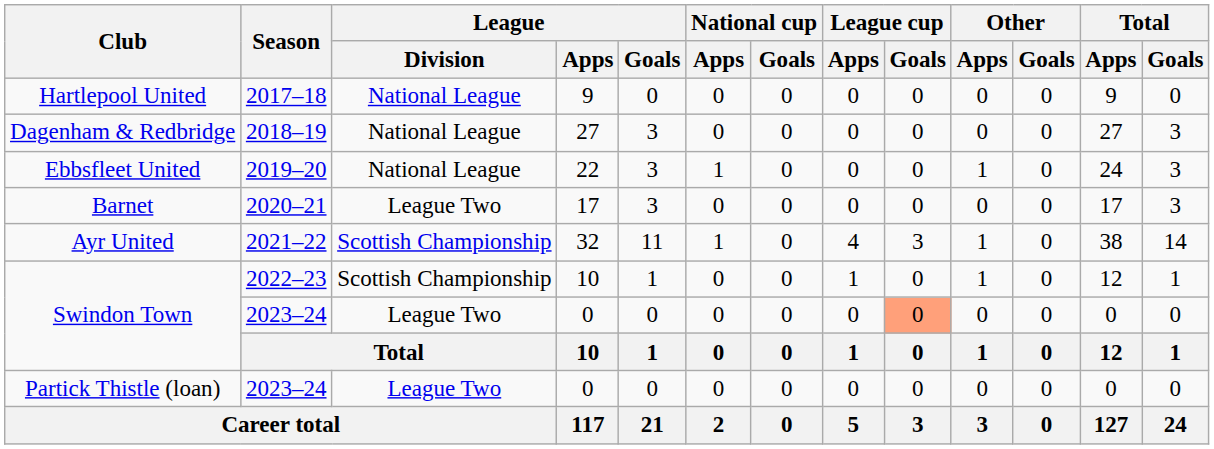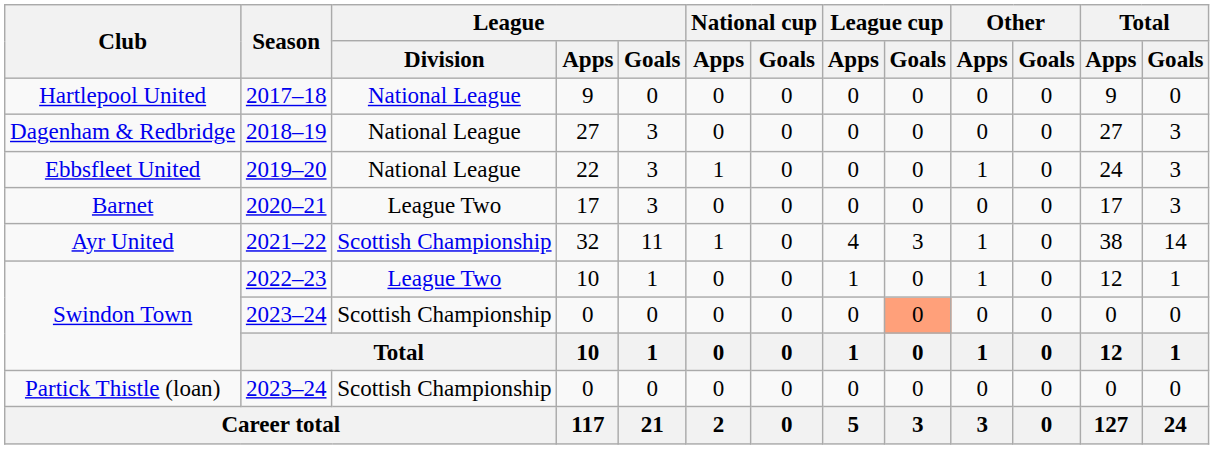(444, 278) Scottish Championship -> (444, 278) League Two
(444, 315) League Two -> (444, 315) Scottish Championship
(444, 388) League Two -> (444, 388) Scottish Championship
